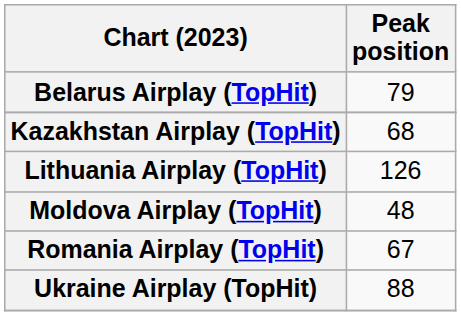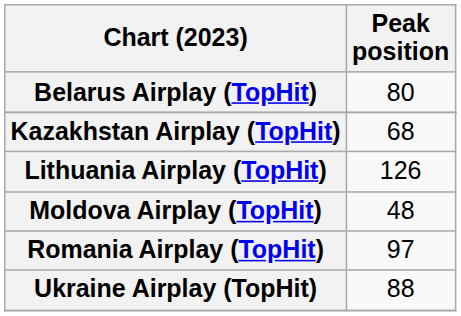(401, 91) 79 -> (401, 91) 80
(401, 250) 67 -> (401, 250) 97
